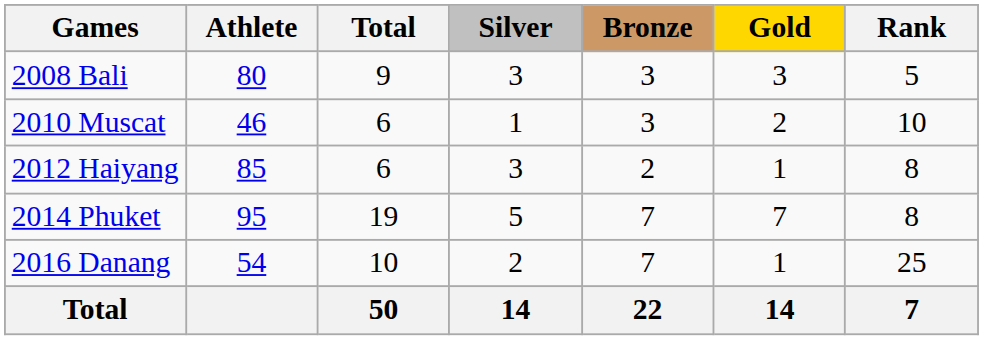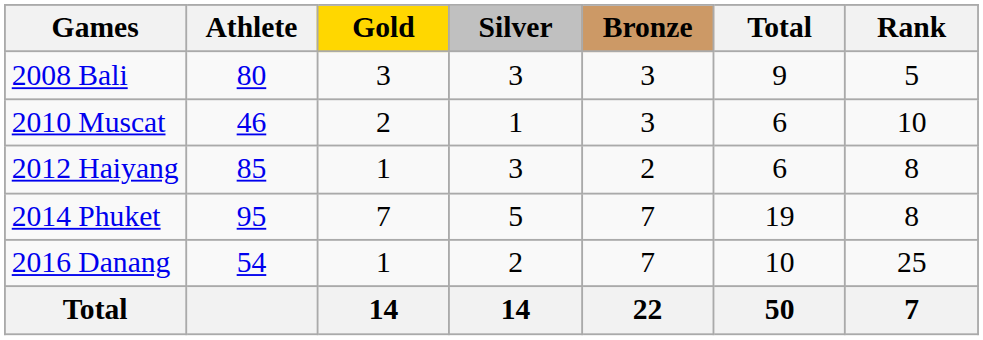columns swapped: (780, 27) <-> (383, 27)
